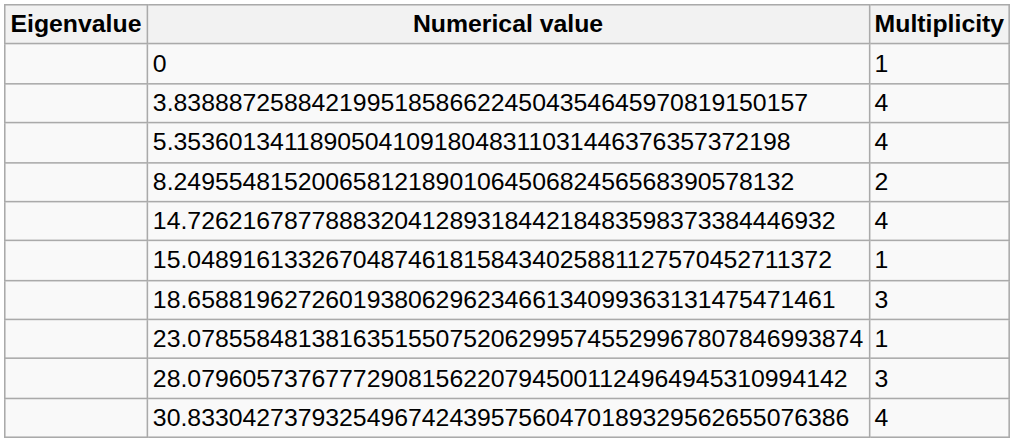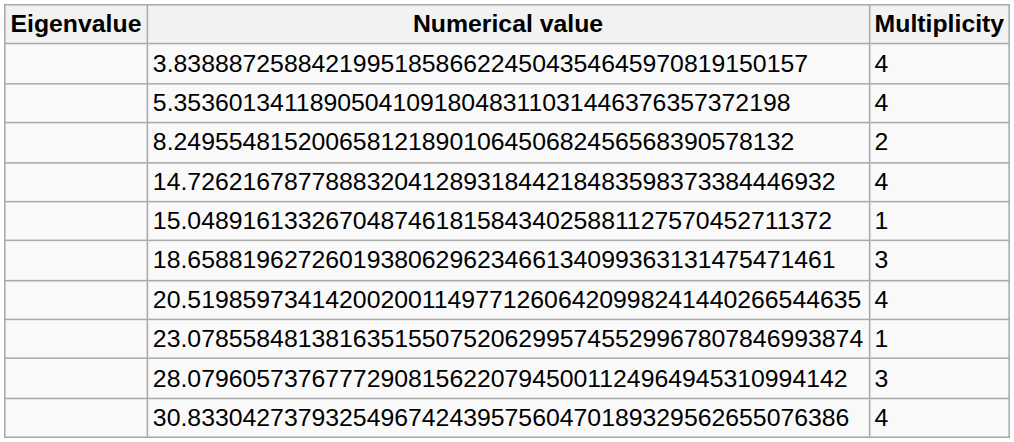- row: (160, 63)
+ row: (507, 299)
